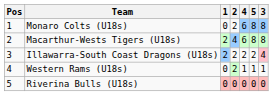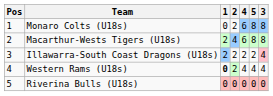(225, 69) normal -> (225, 69) bold
(244, 69) 1 -> (244, 69) 4
(254, 69) 1 -> (254, 69) 4
(263, 69) 1 -> (263, 69) 4
